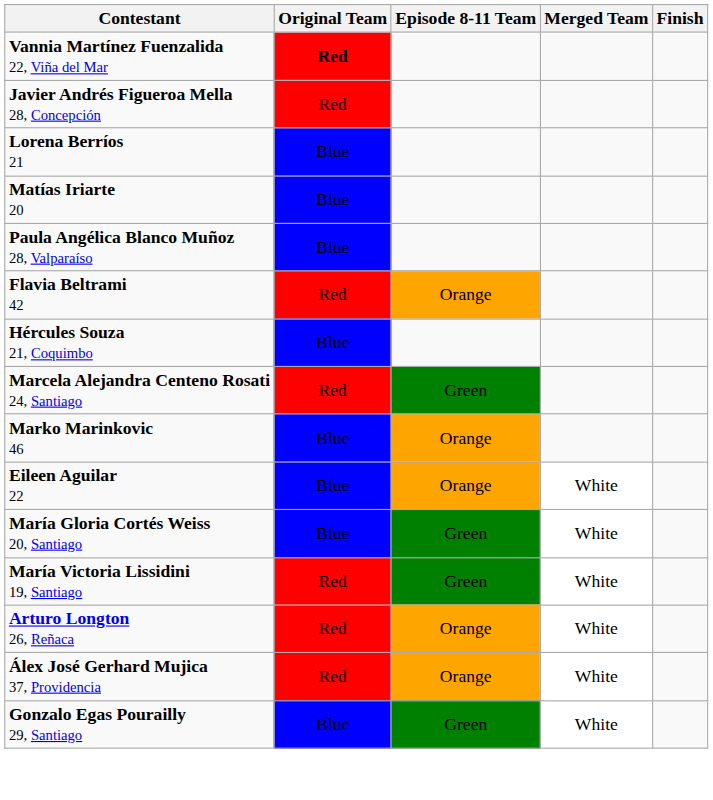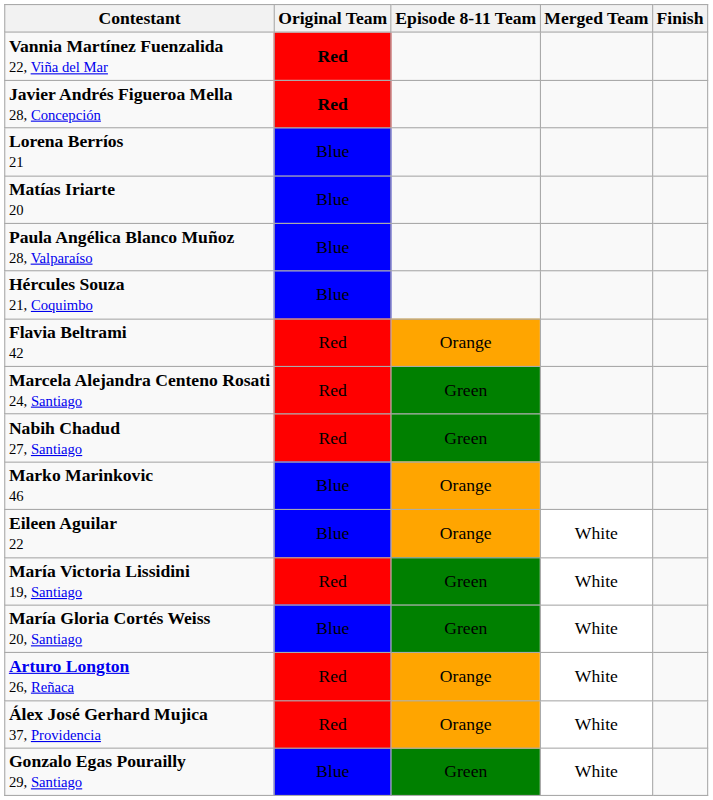(333, 103) normal -> (333, 103) bold
rows swapped: (67, 342) <-> (68, 294)
+ row: (64, 437)
rows swapped: (99, 581) <-> (110, 533)
